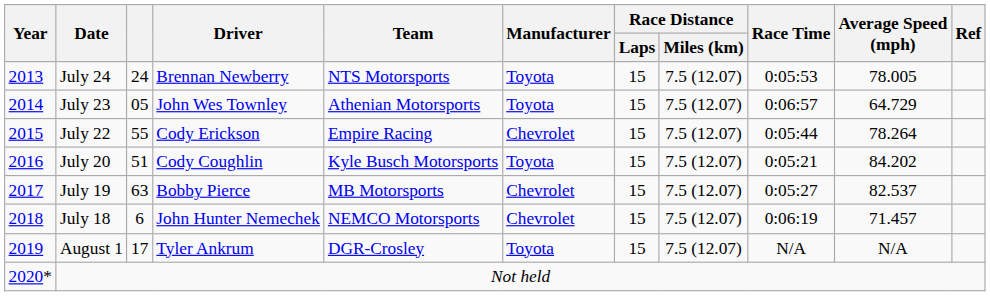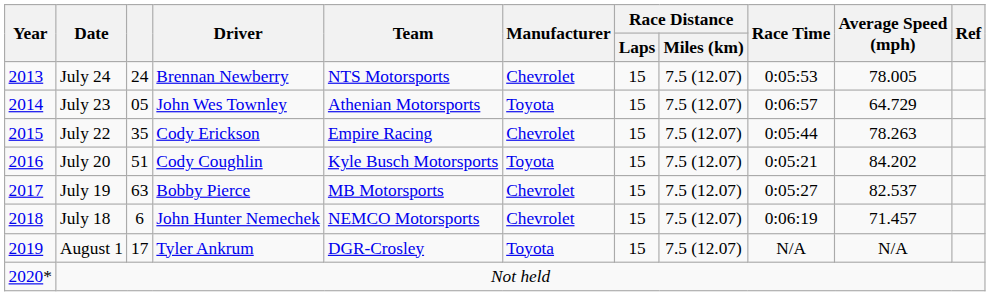(530, 76) Toyota -> (540, 76) Chevrolet
(140, 133) 55 -> (140, 133) 35
(893, 133) 78.264 -> (893, 133) 78.263
